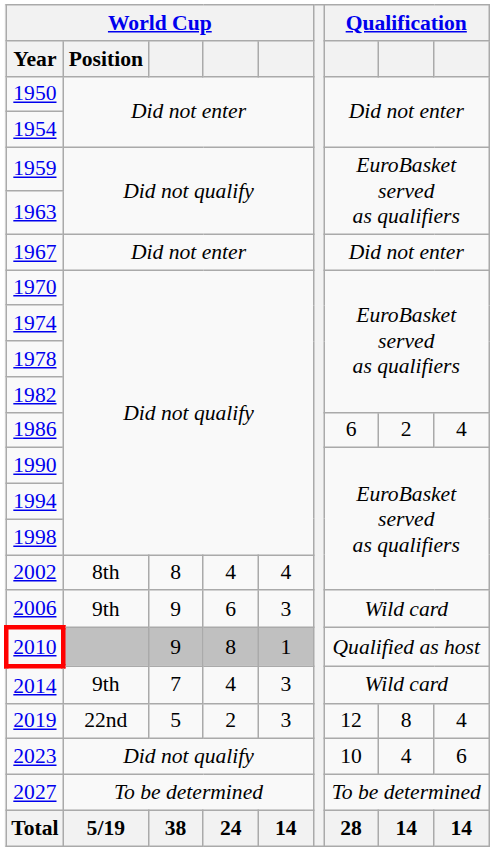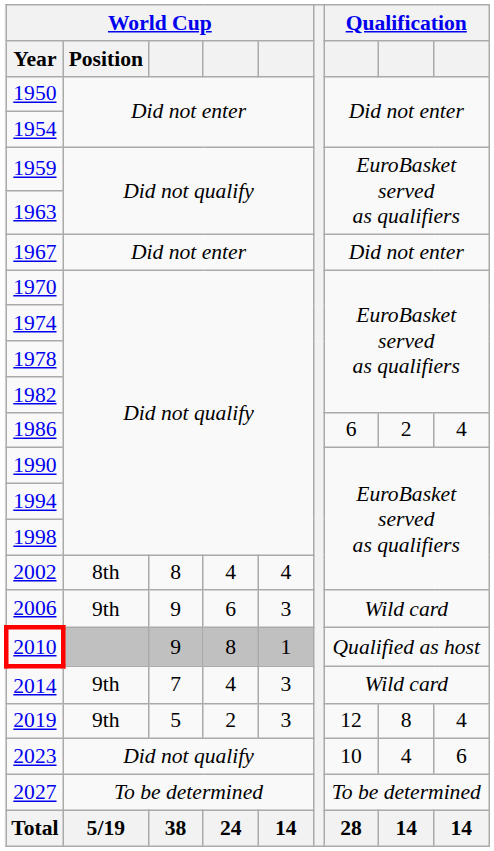(106, 720) 22nd -> (106, 720) 9th
